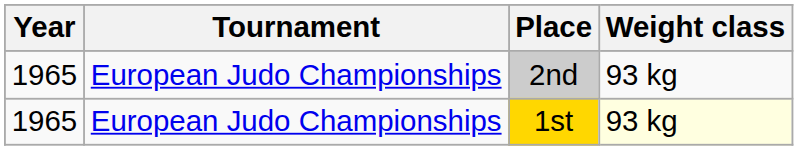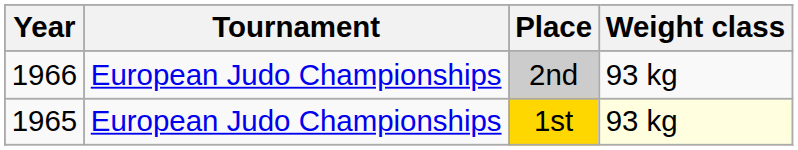(44, 74) 1965 -> (44, 74) 1966
